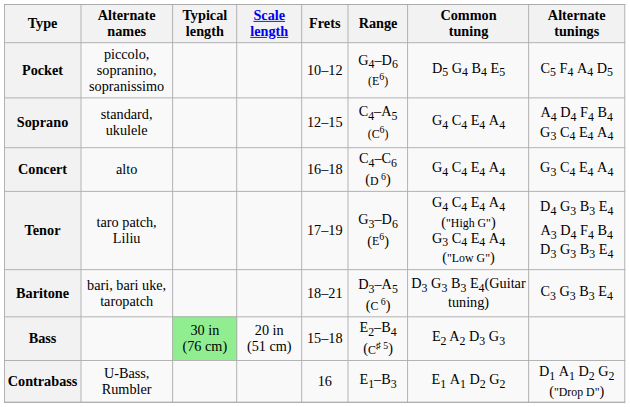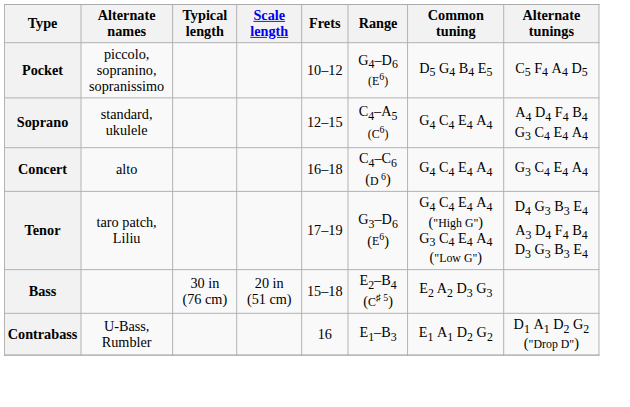- row: (43, 293)
(205, 338) lightgreen background -> (205, 291) no background
